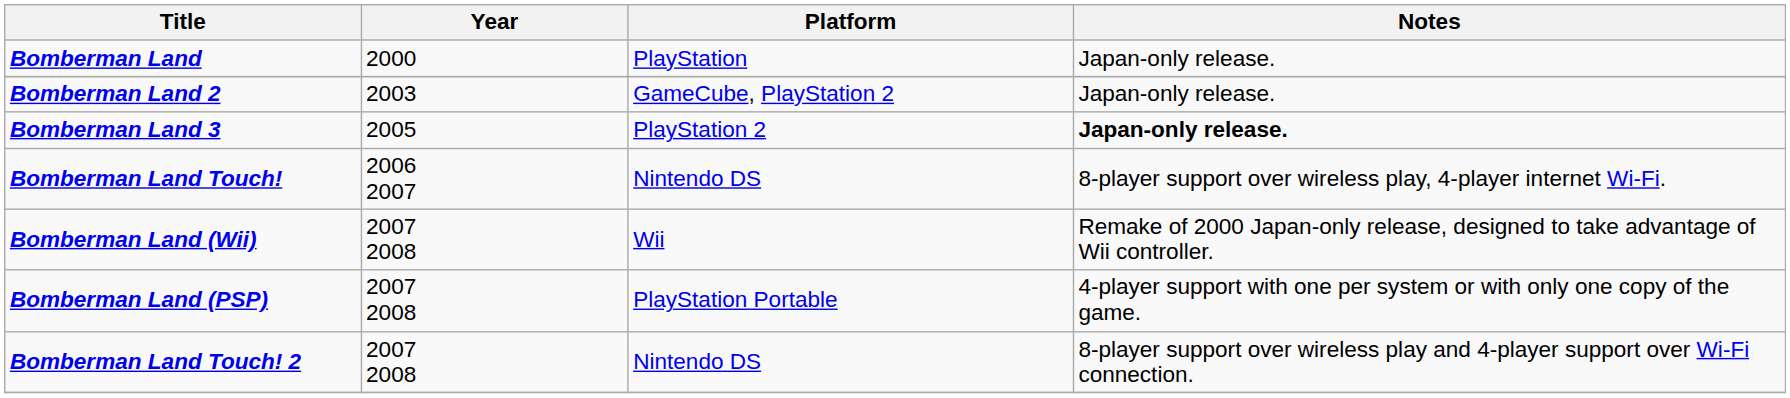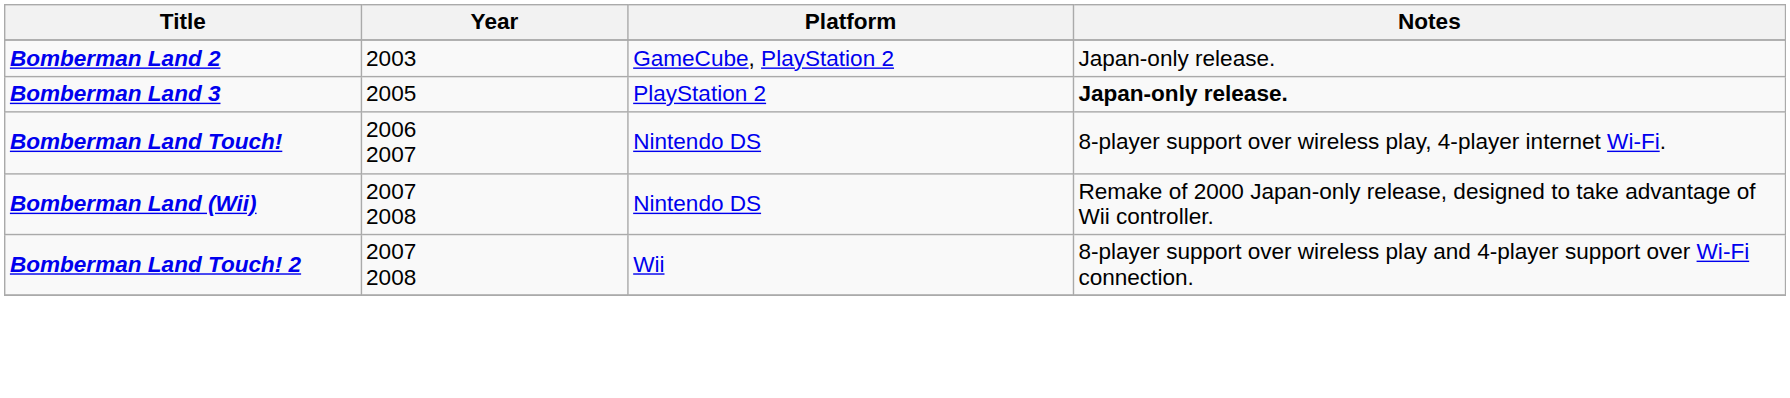- row: (106, 58)
(649, 239) Wii -> (697, 203) Nintendo DS
- row: (139, 300)
(697, 361) Nintendo DS -> (649, 264) Wii
